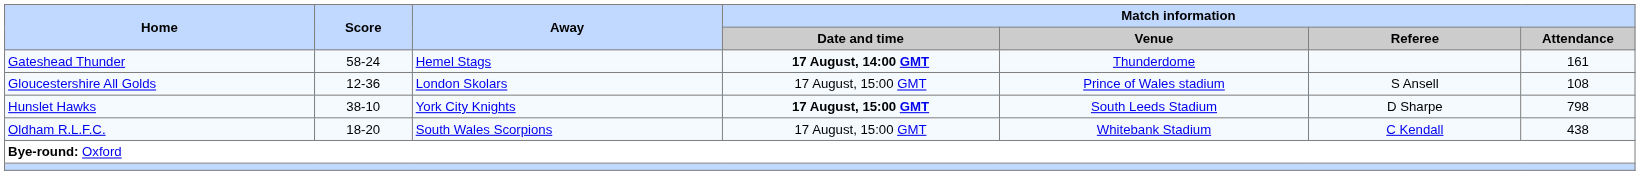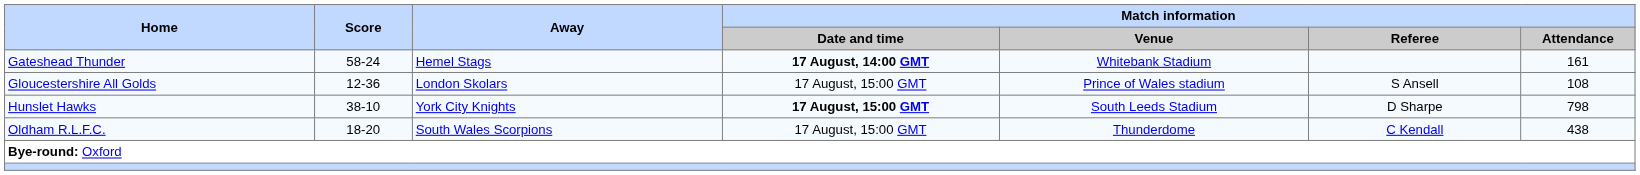(1154, 61) Thunderdome -> (1154, 61) Whitebank Stadium
(1154, 129) Whitebank Stadium -> (1154, 129) Thunderdome
